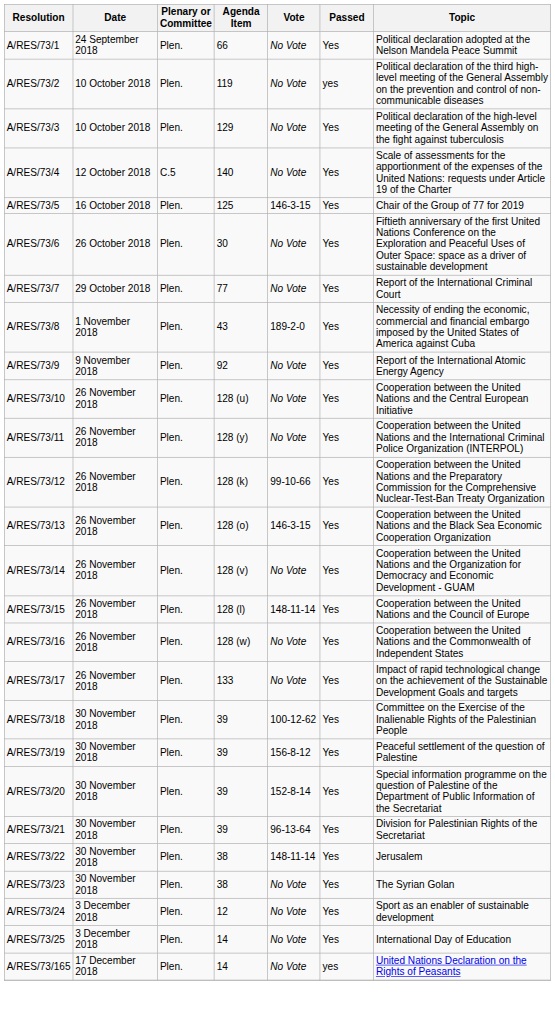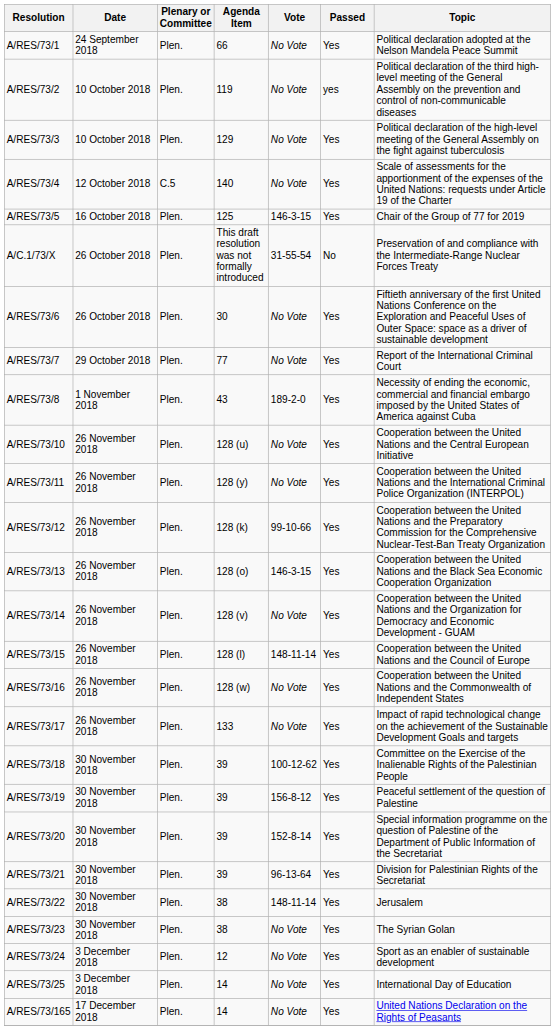+ row: (31, 255)
- row: (33, 366)
(330, 966) yes -> (331, 1012) Yes
